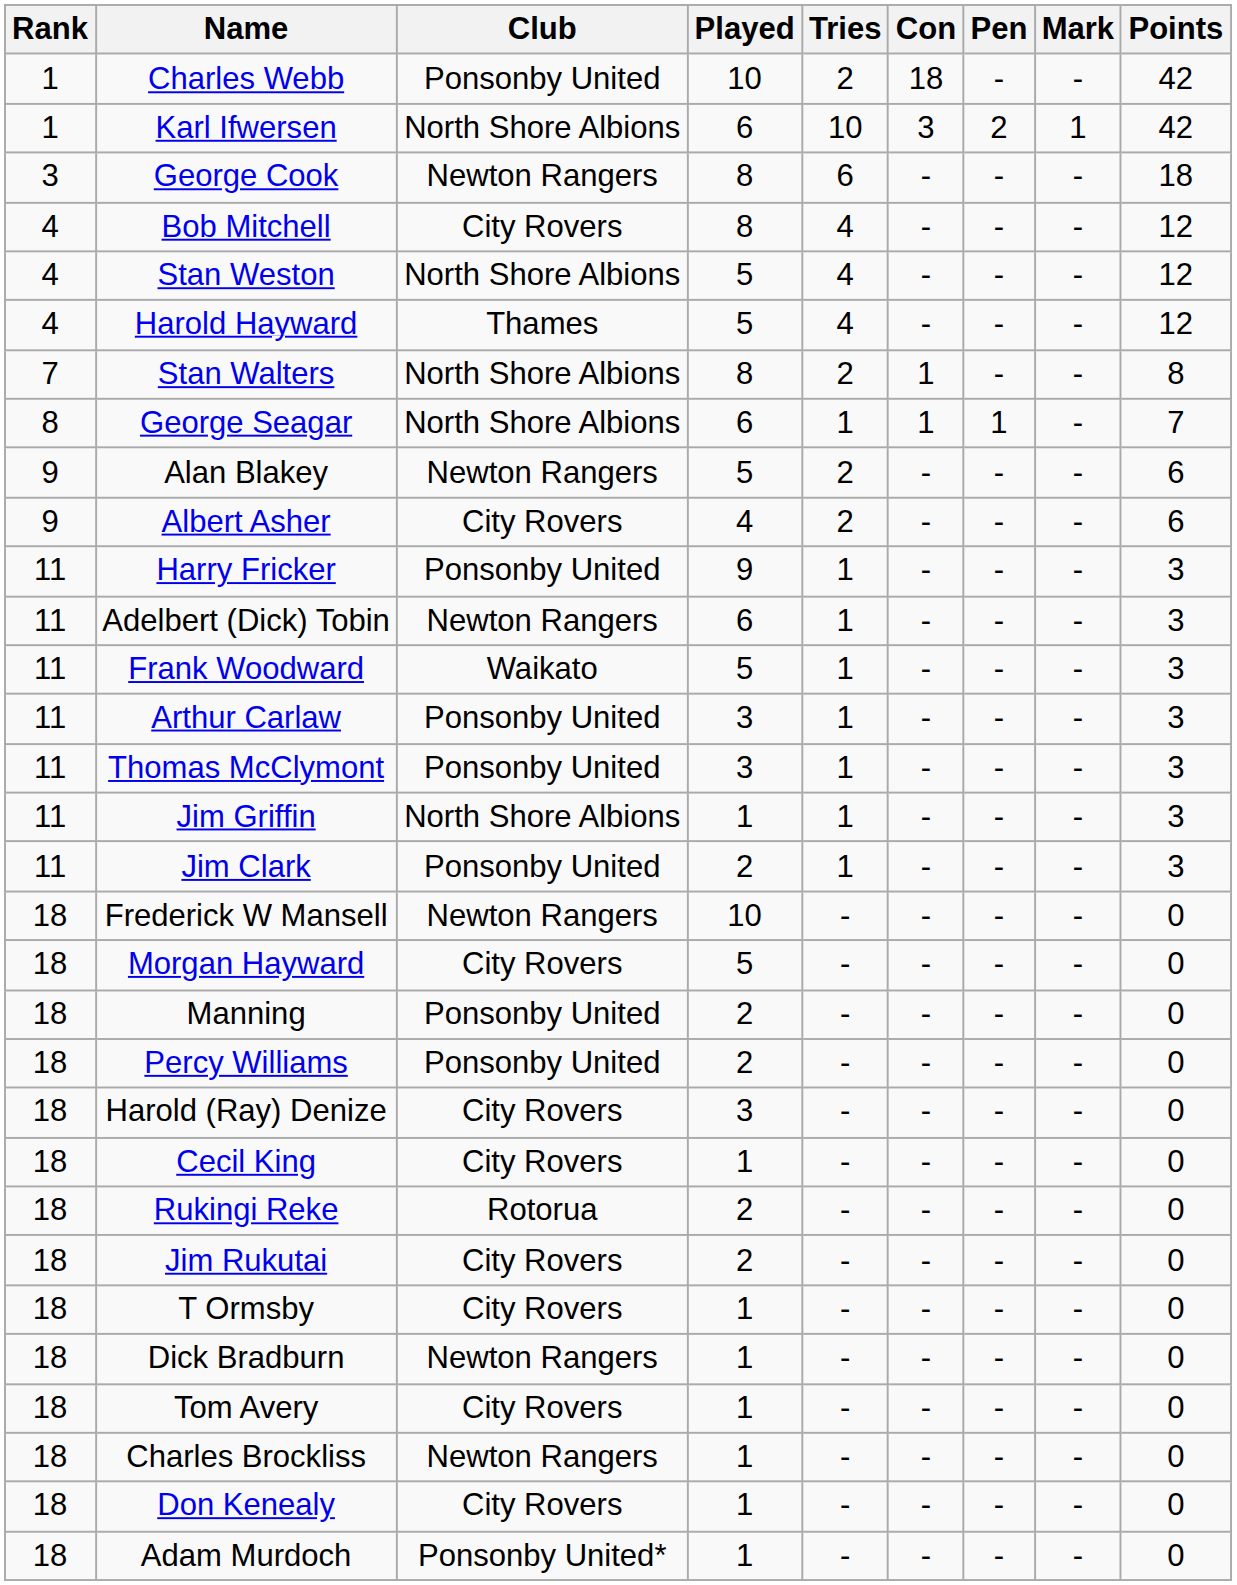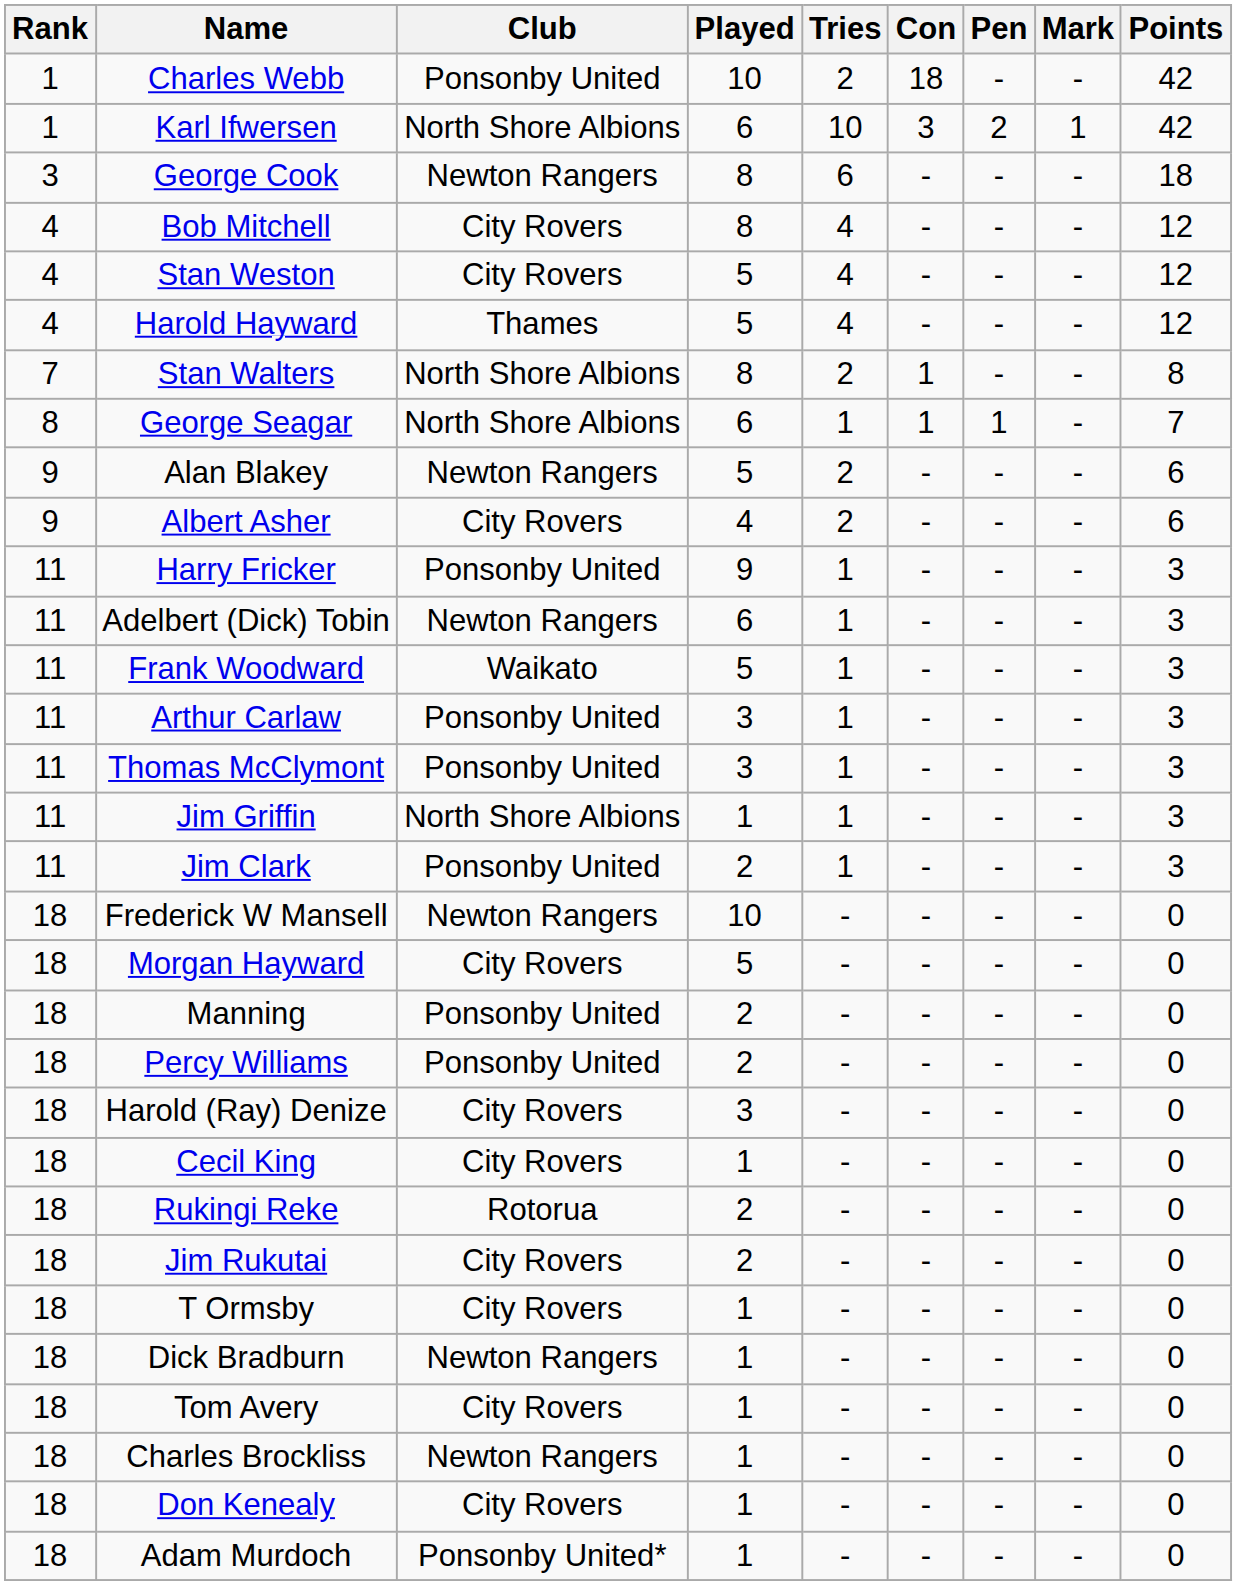(542, 275) North Shore Albions -> (542, 275) City Rovers
